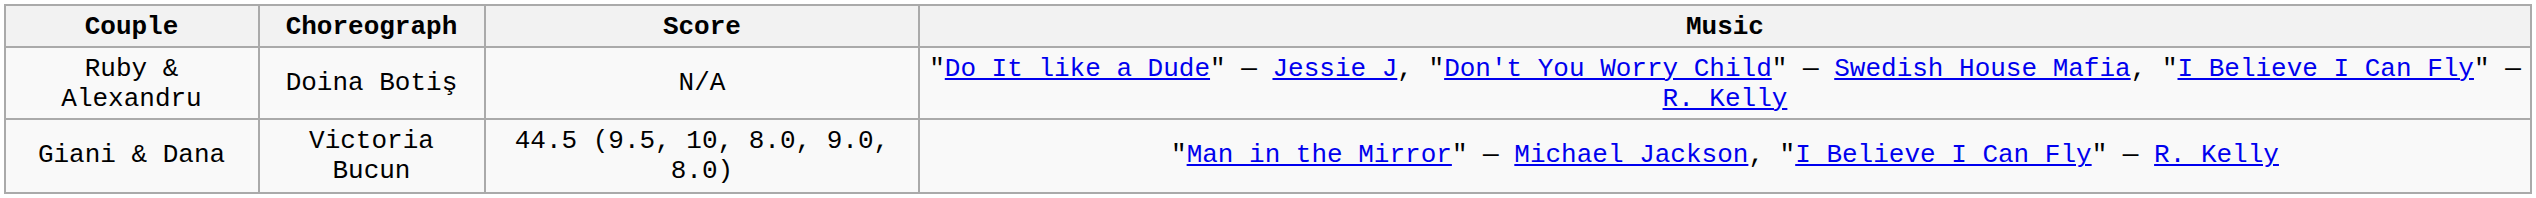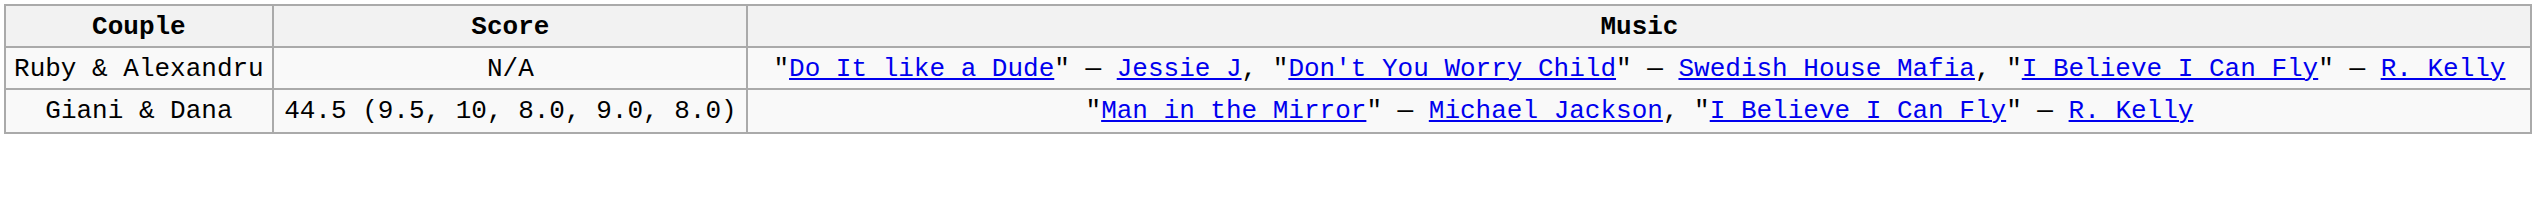- column: (371, 26)
